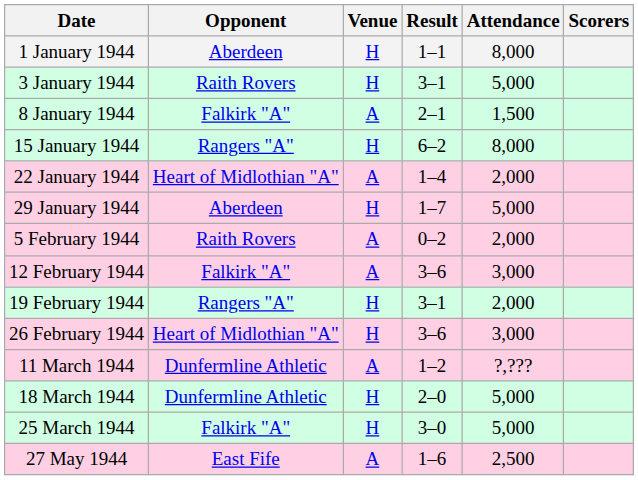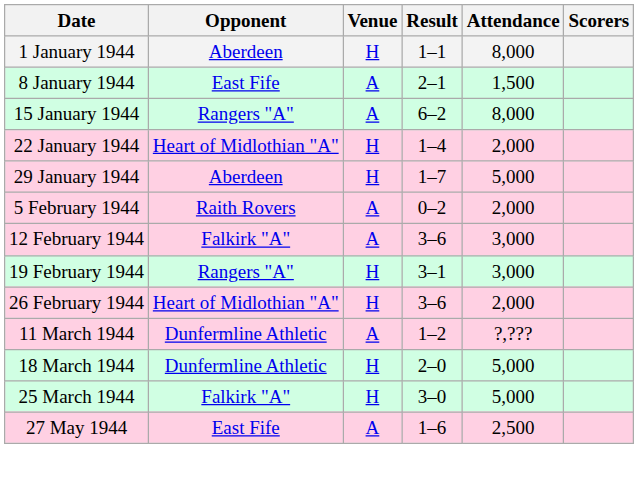- row: (77, 83)
(246, 114) Falkirk "A" -> (246, 83) East Fife
(372, 145) H -> (372, 114) A
(372, 176) A -> (372, 145) H
(513, 302) 2,000 -> (513, 270) 3,000
(513, 333) 3,000 -> (513, 302) 2,000
